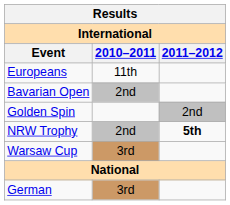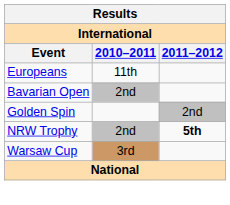- row: (29, 190)
